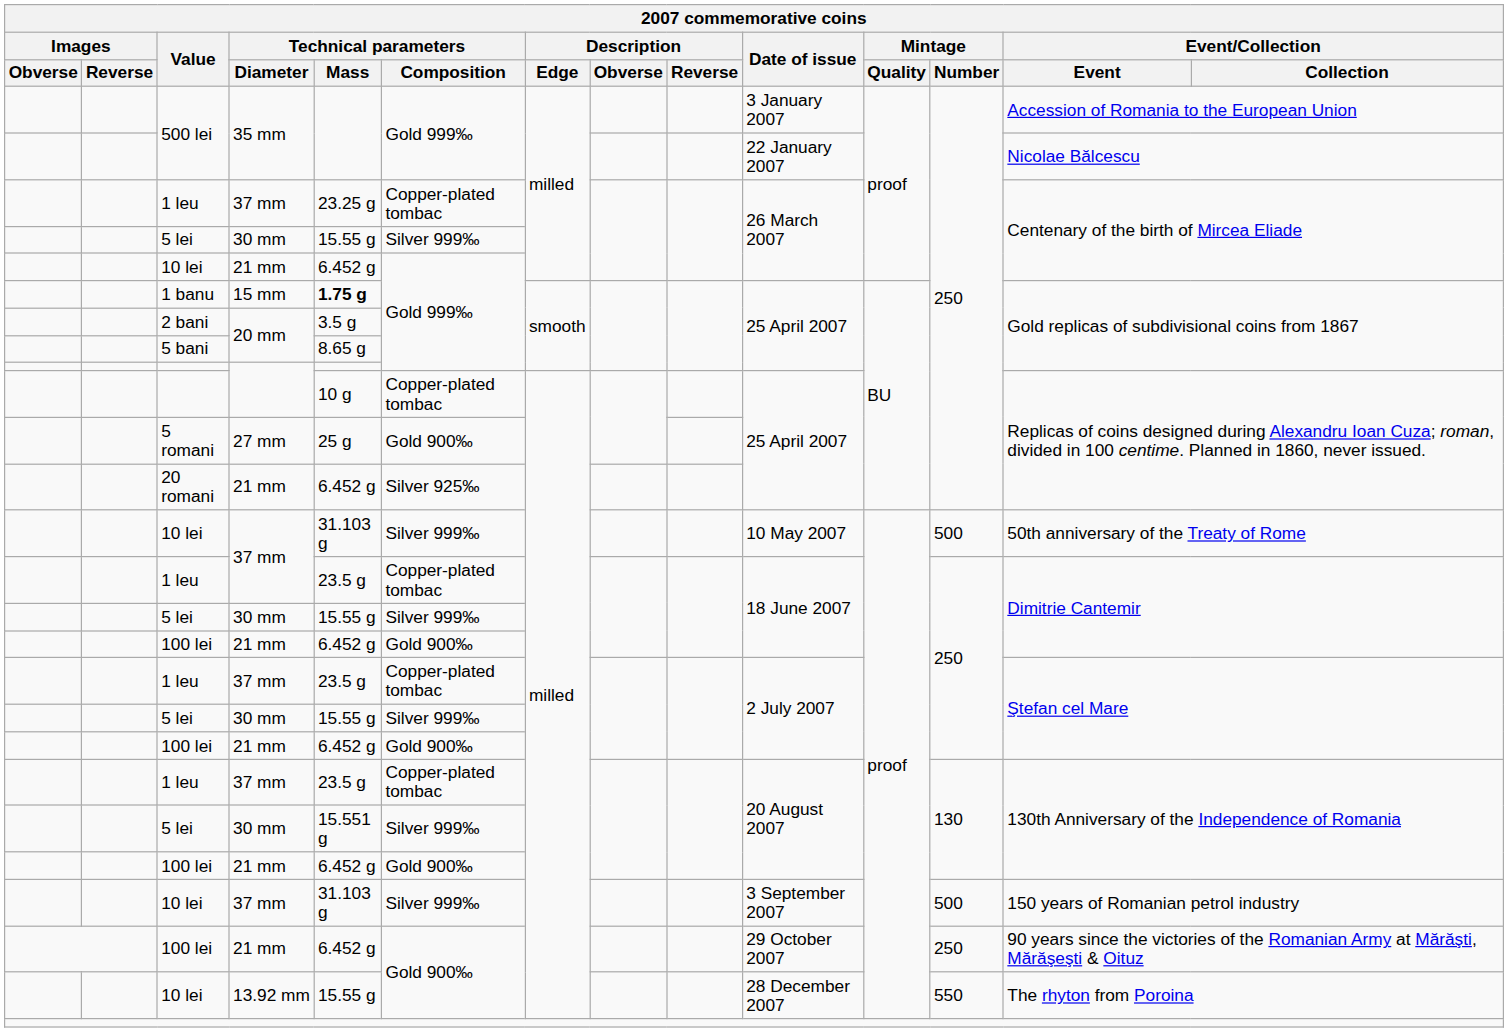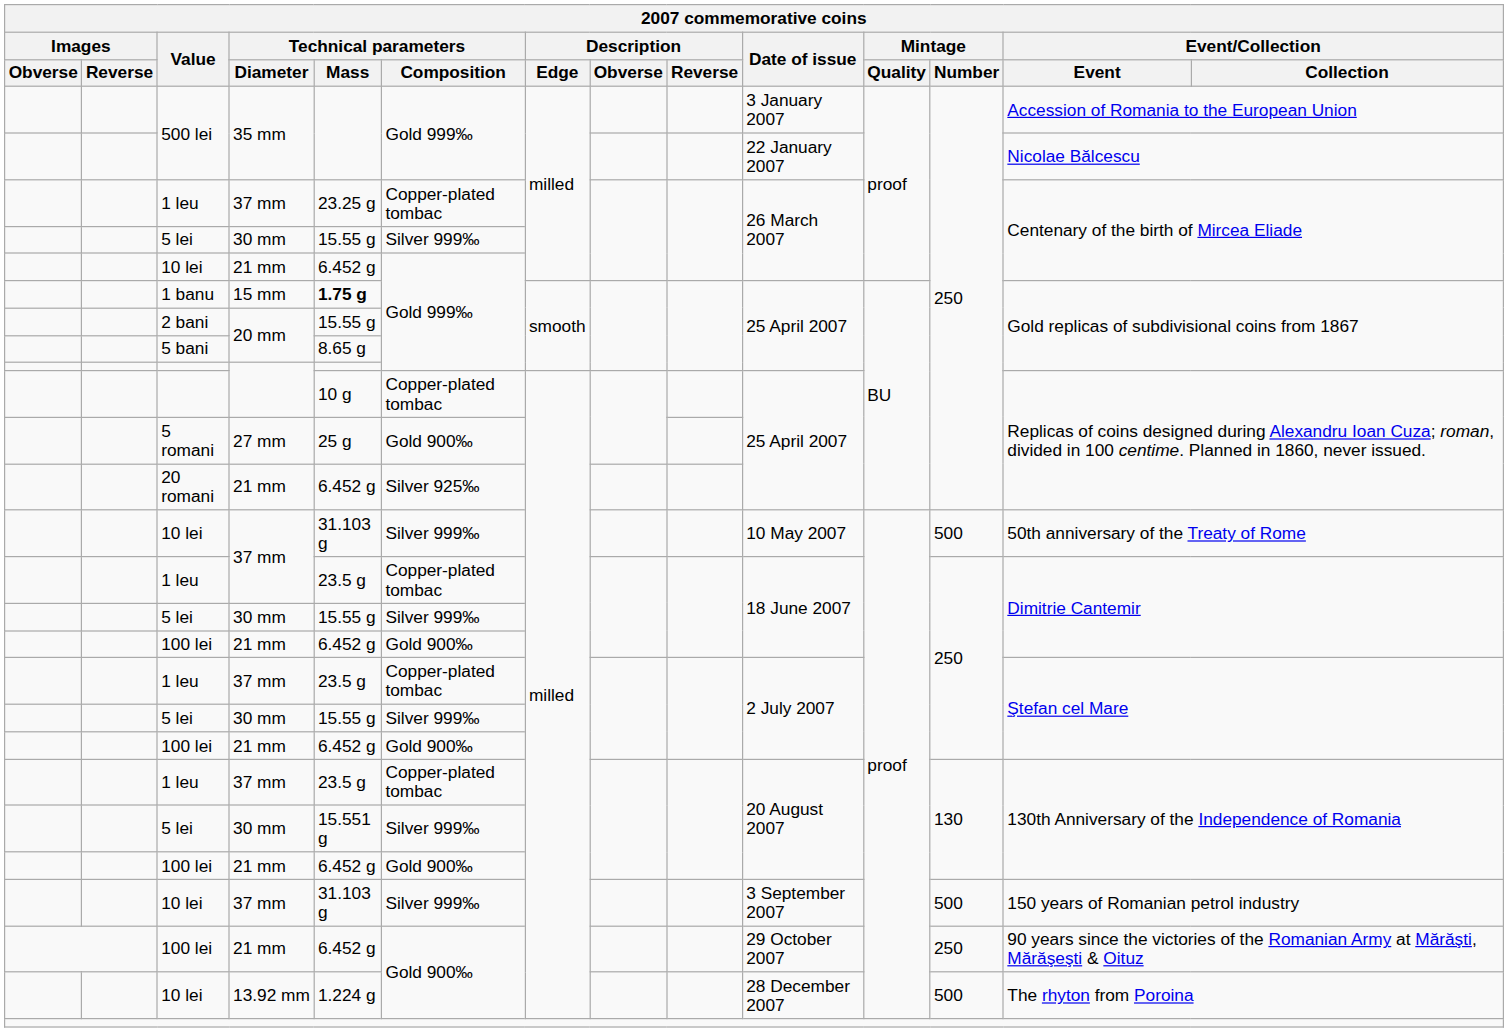(337, 322) 3.5 g -> (347, 322) 15.55 g
(347, 996) 15.55 g -> (347, 996) 1.224 g
(948, 996) 550 -> (948, 996) 500
